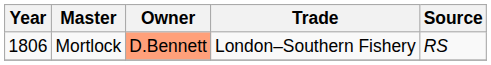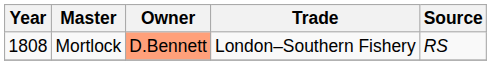(28, 45) 1806 -> (28, 45) 1808
